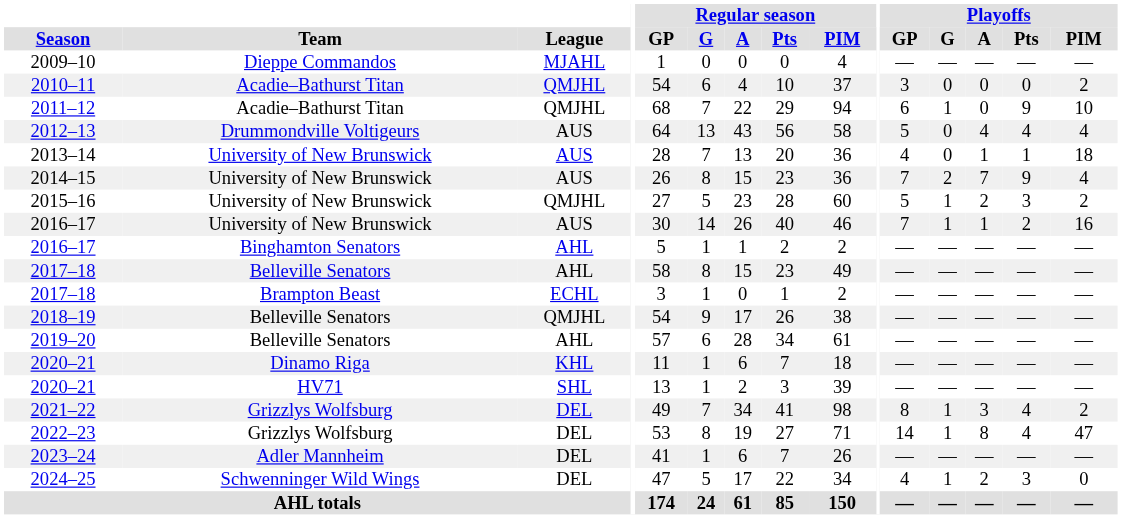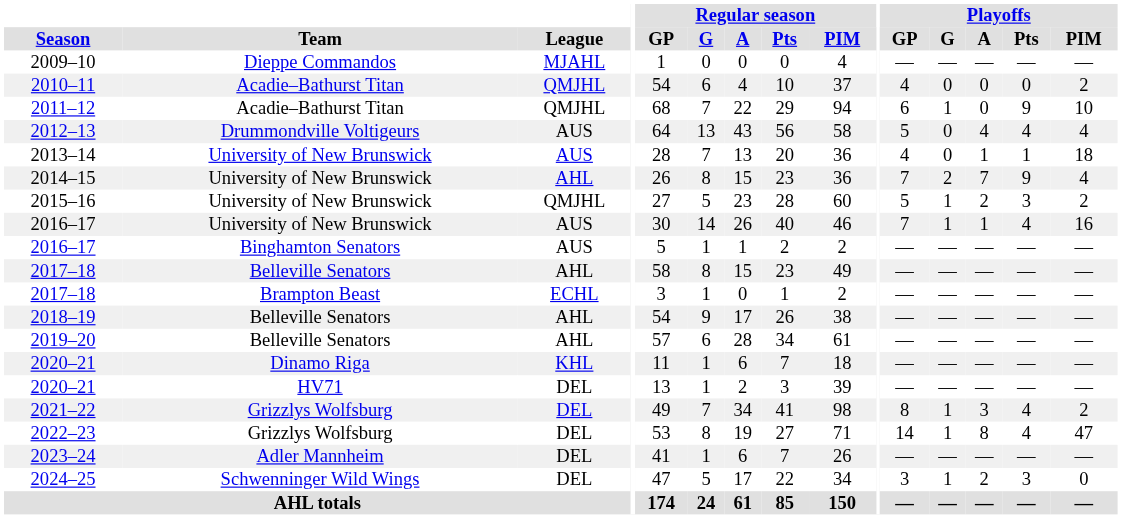(905, 85) 3 -> (905, 85) 4
(574, 177) AUS -> (574, 177) AHL
(1026, 224) 2 -> (1026, 224) 4
(574, 247) AHL -> (574, 247) AUS
(574, 317) QMJHL -> (574, 317) AHL
(574, 386) SHL -> (574, 386) DEL
(905, 479) 4 -> (905, 479) 3
